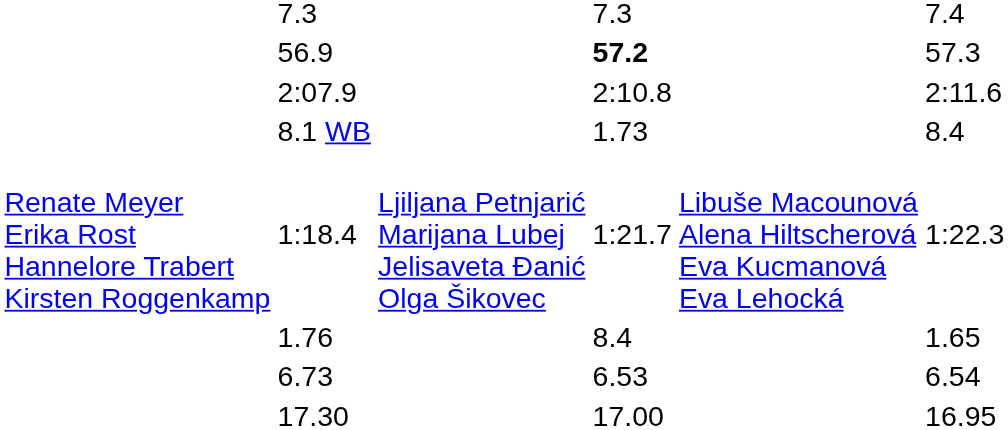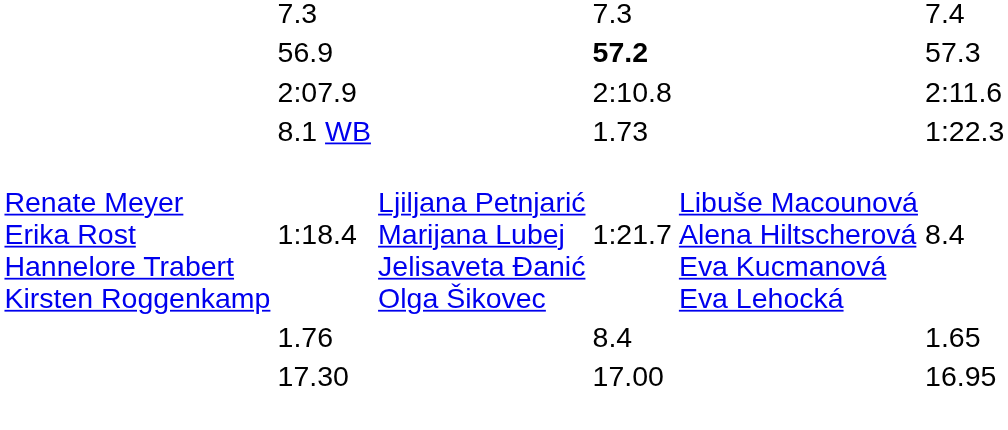(945, 131) 8.4 -> (965, 131) 1:22.3
(965, 234) 1:22.3 -> (945, 234) 8.4
- row: (305, 377)
